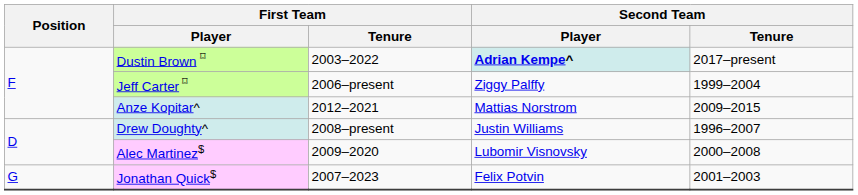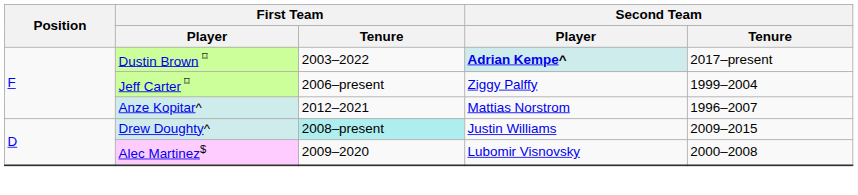(727, 107) 2009–2015 -> (724, 107) 1996–2007
(353, 129) no background -> (343, 129) paleturquoise background
(727, 129) 1996–2007 -> (724, 129) 2009–2015
- row: (166, 177)
